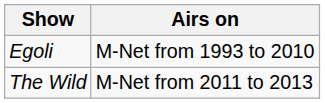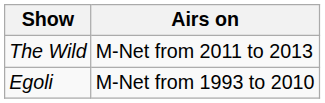rows swapped: (31, 51) <-> (48, 82)
